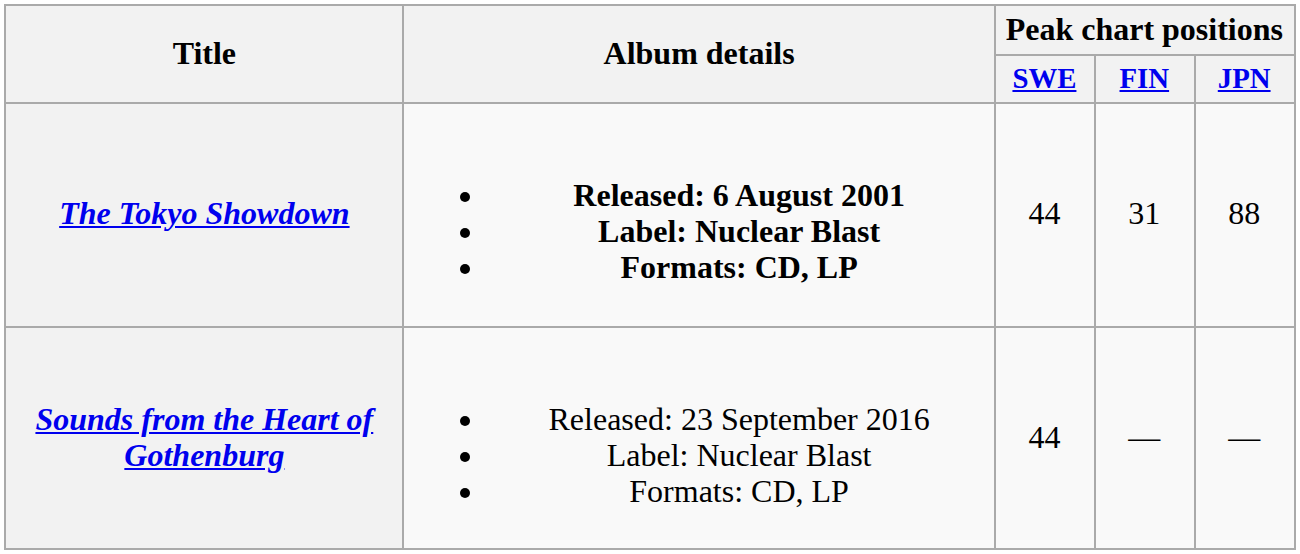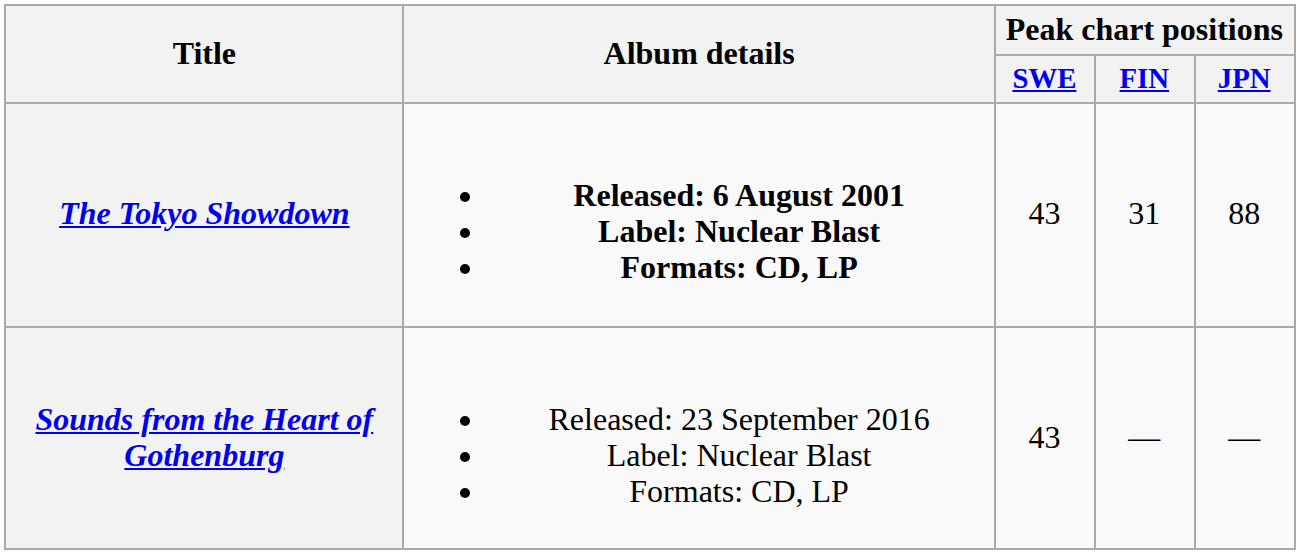(1044, 214) 44 -> (1044, 214) 43
(1044, 436) 44 -> (1044, 436) 43
